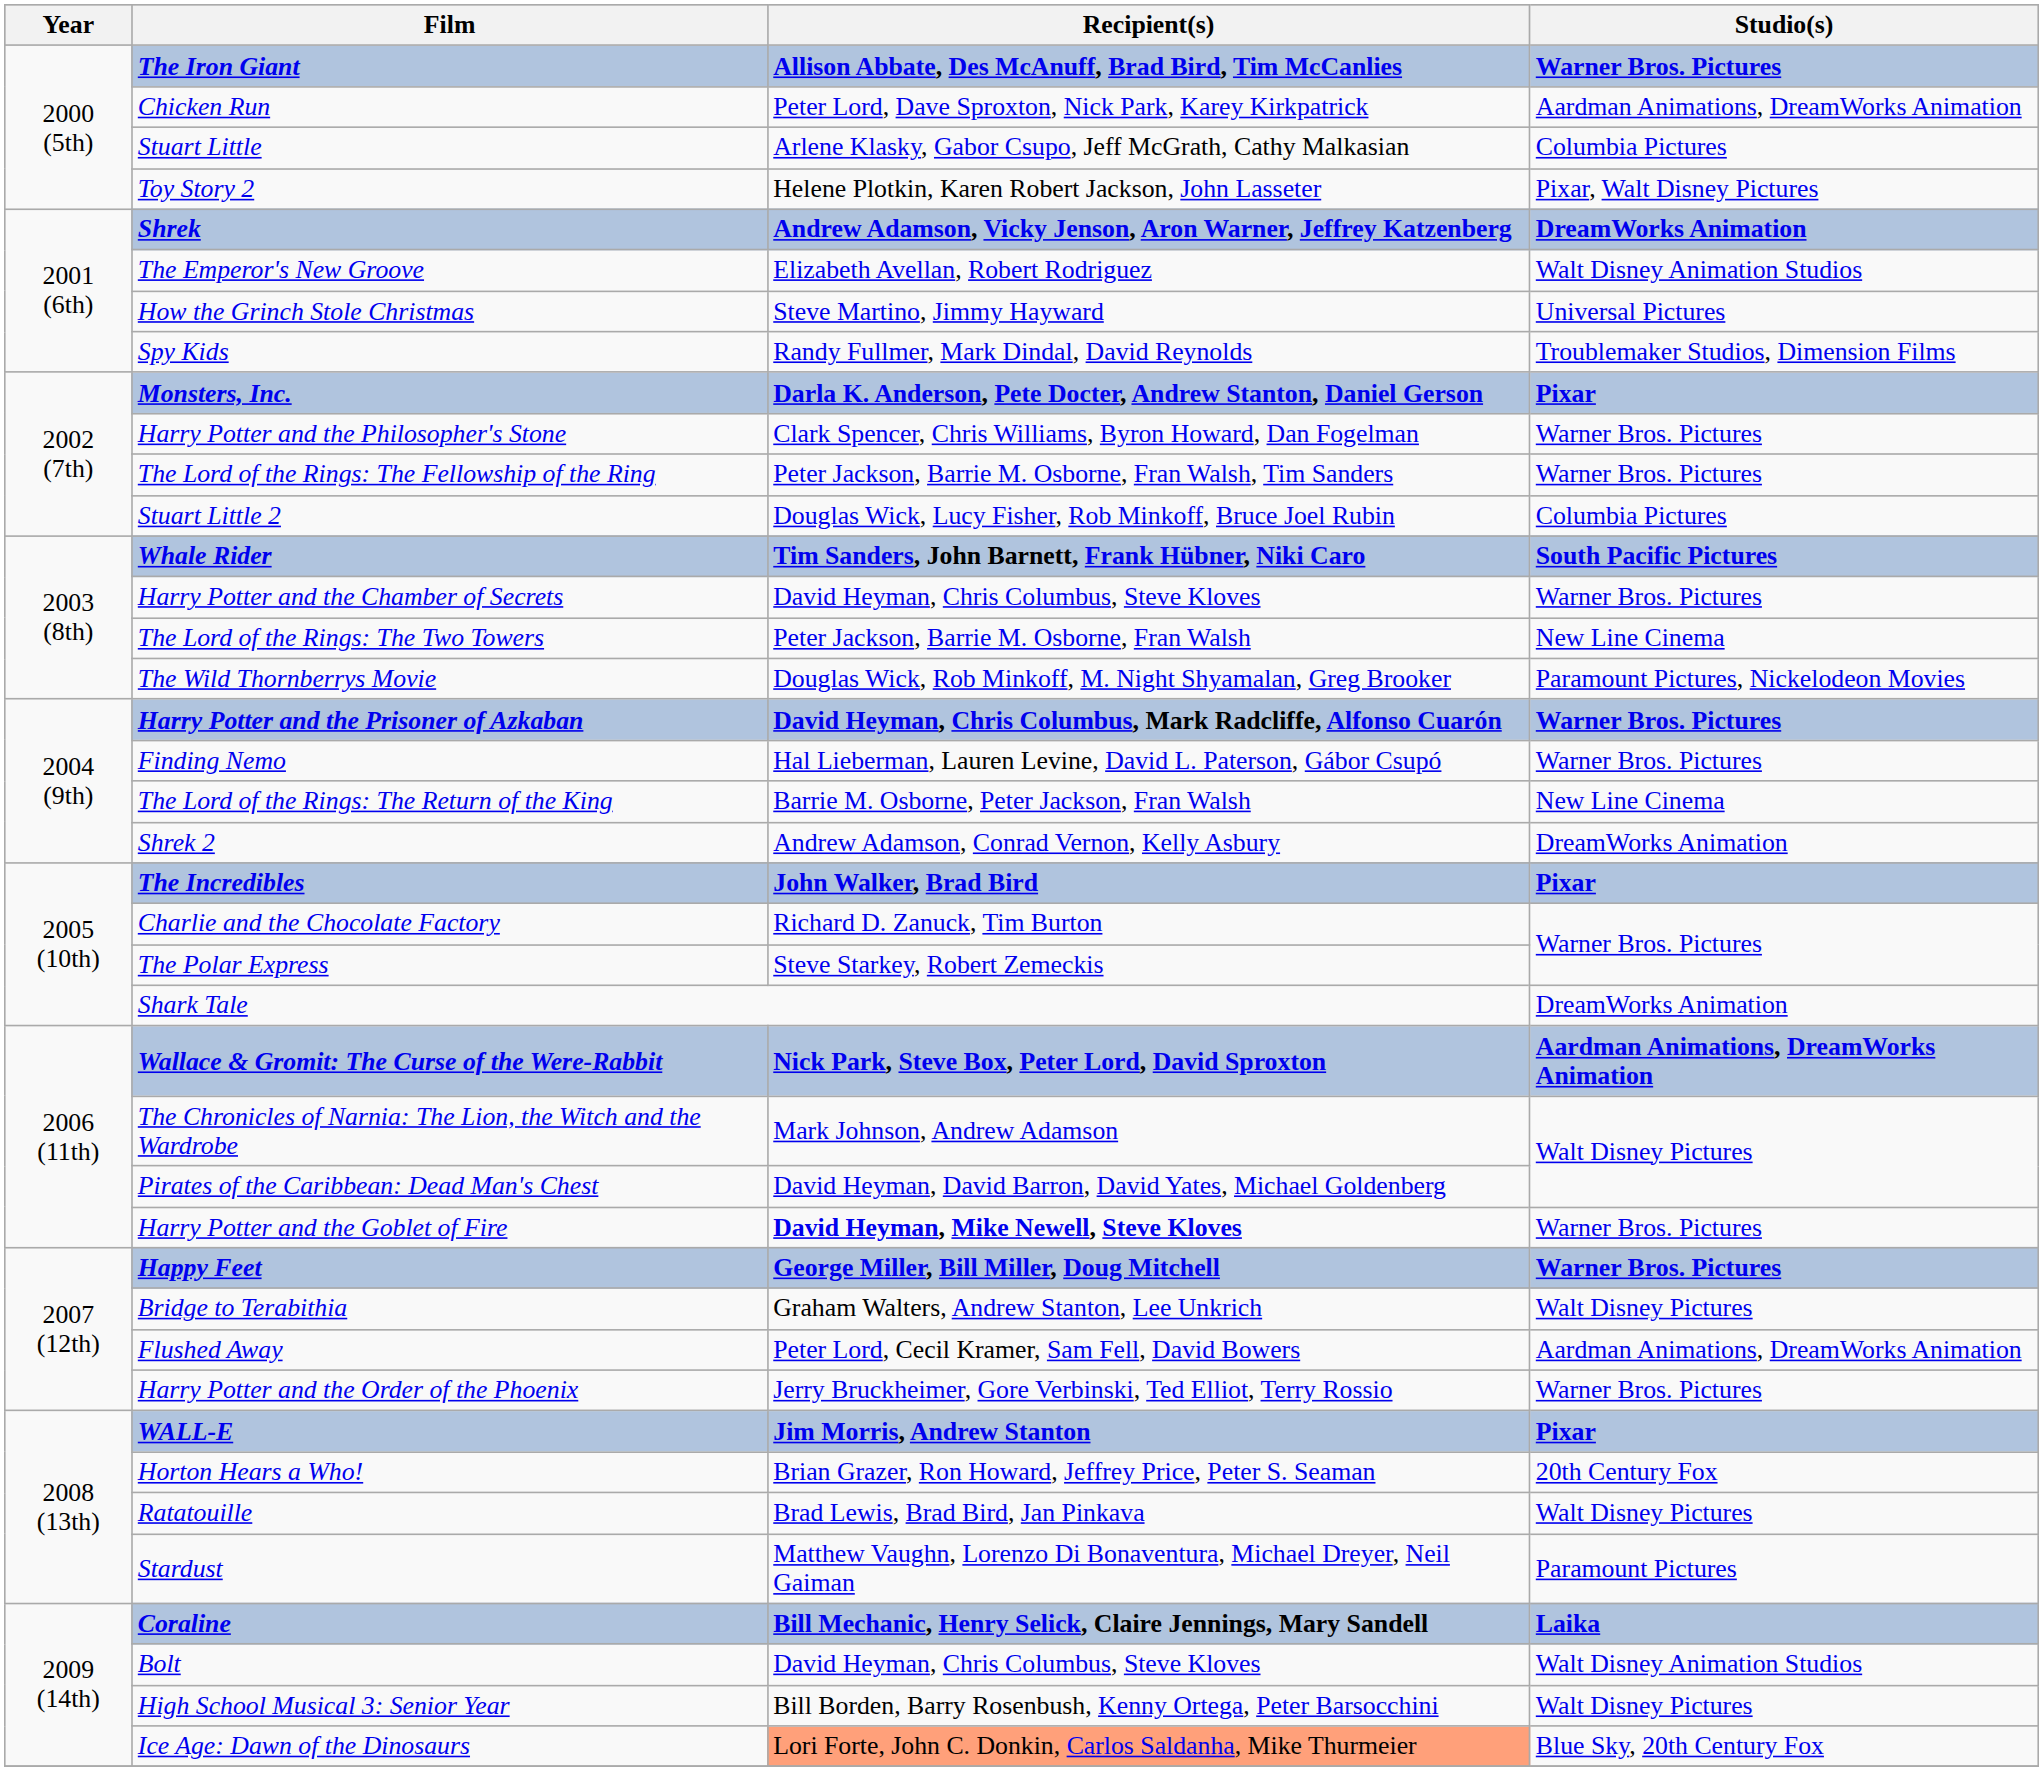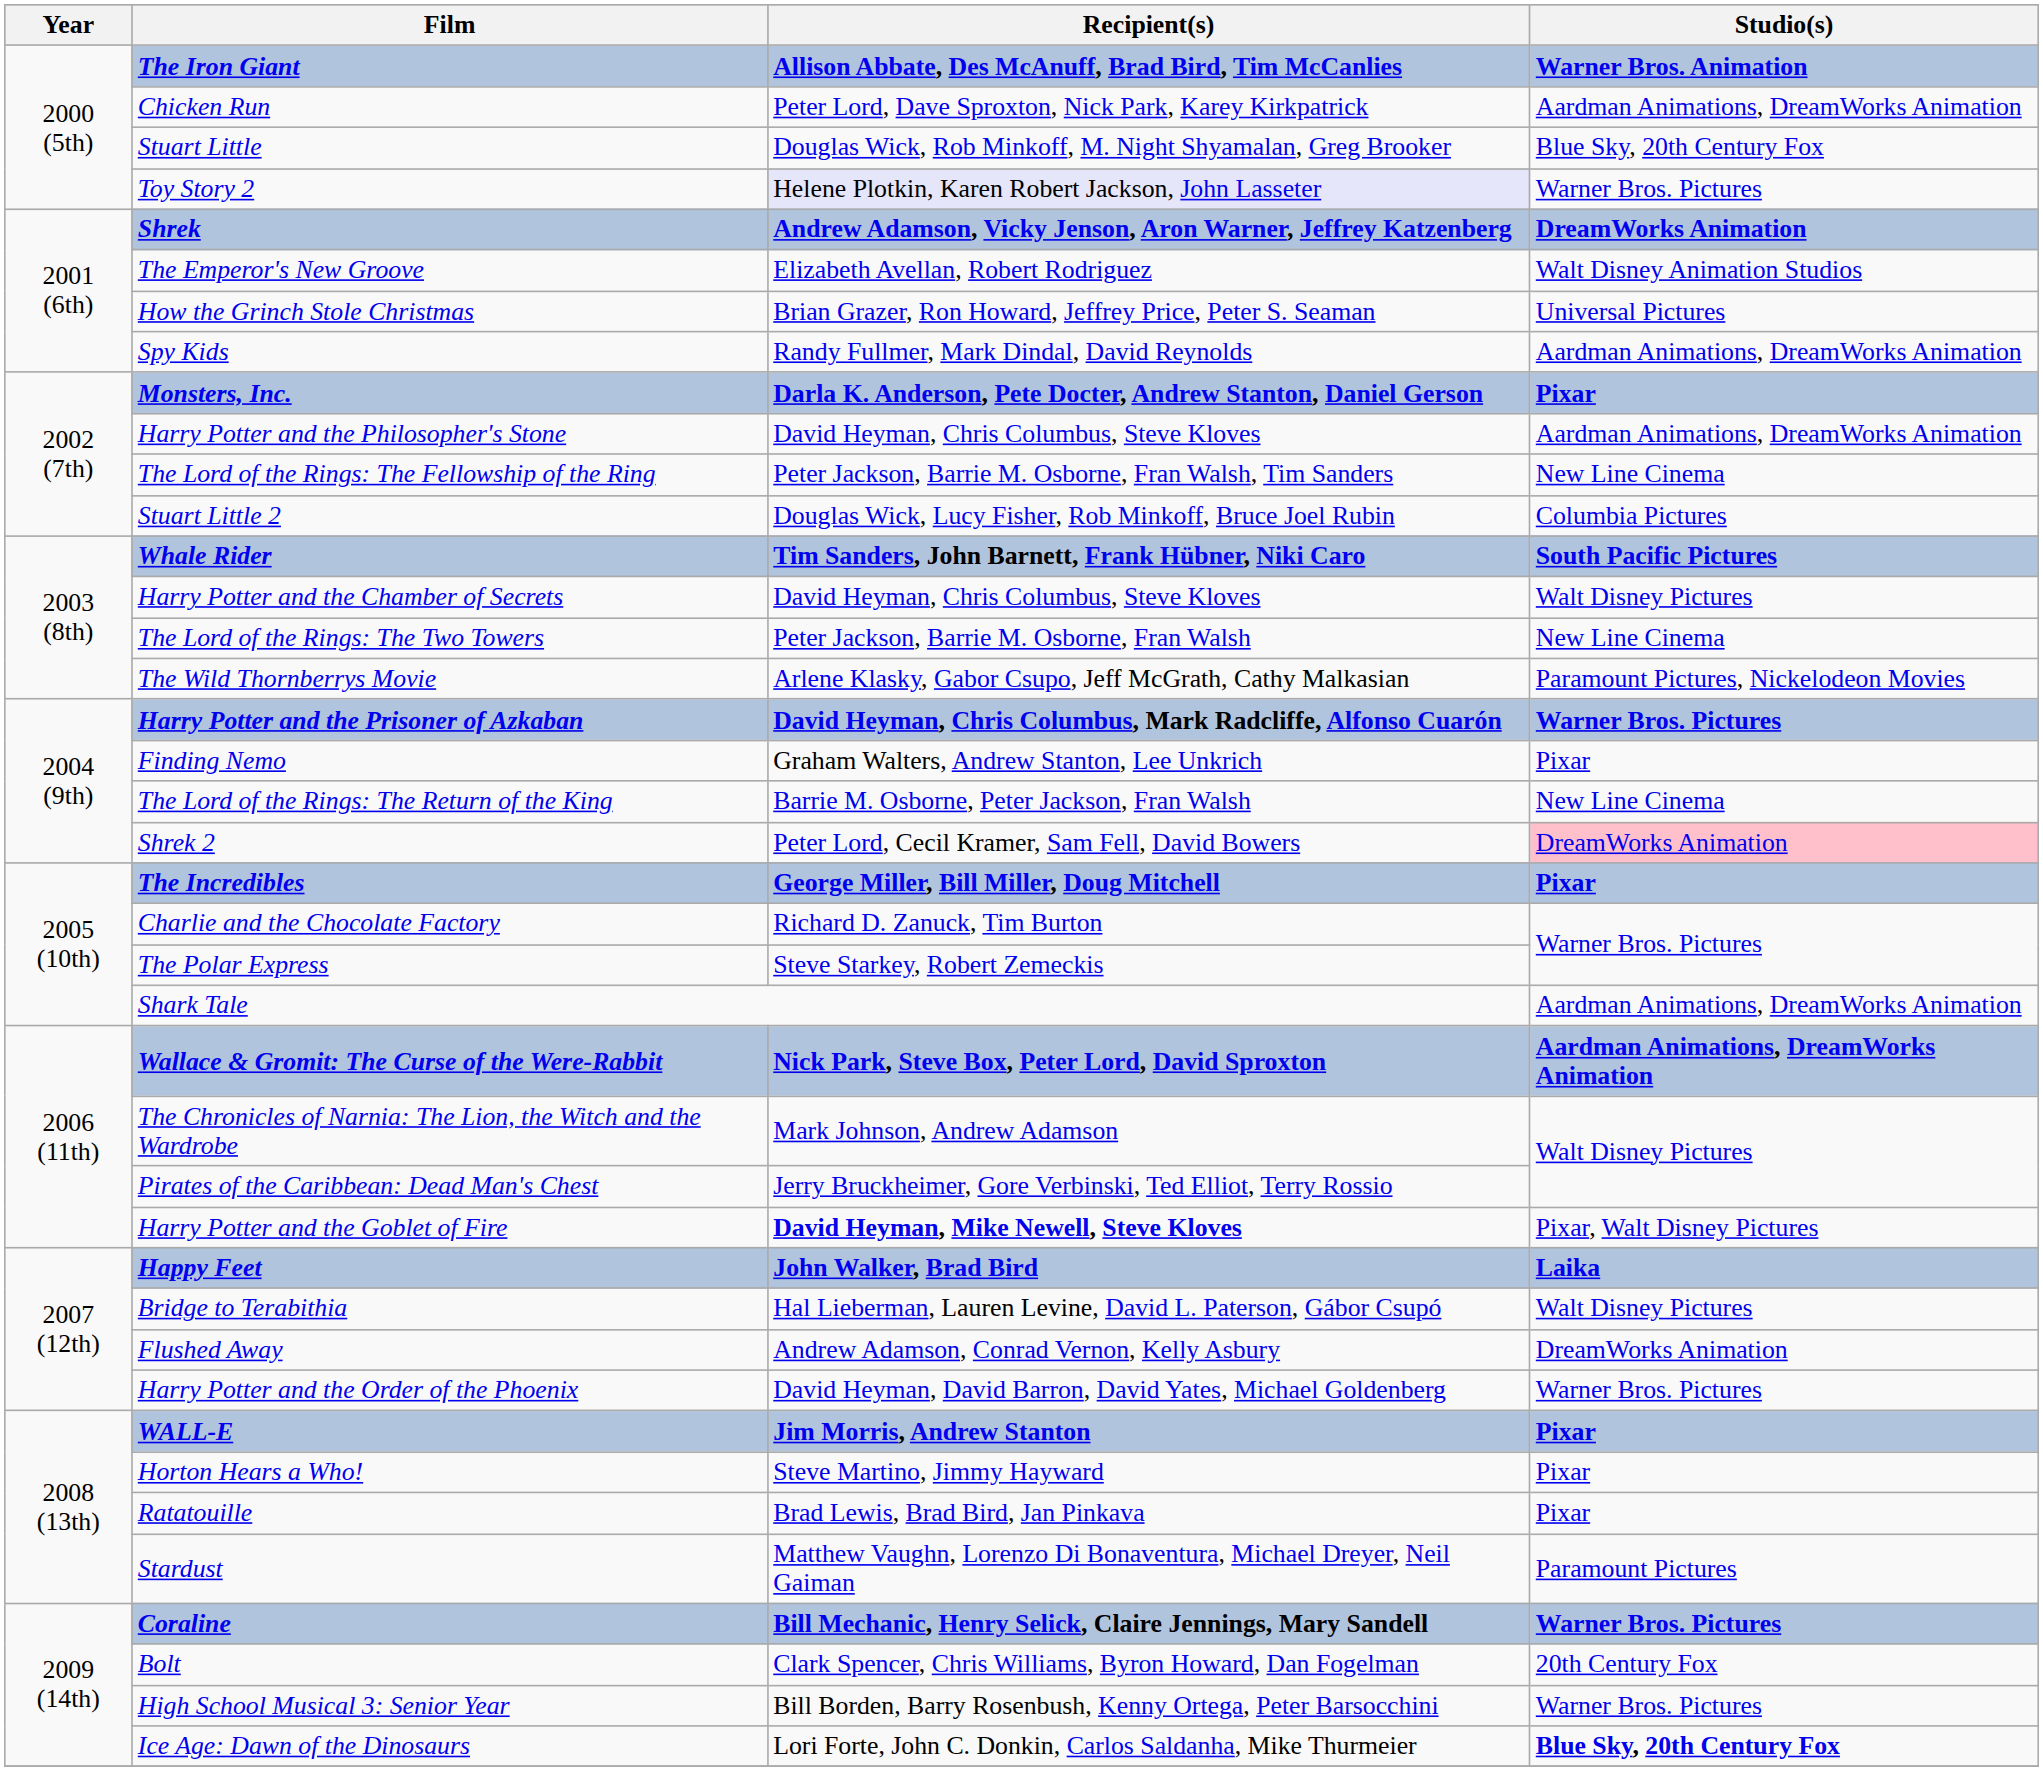(1659, 65) Warner Bros. Pictures -> (1672, 65) Warner Bros. Animation
(1091, 147) Arlene Klasky, Gabor Csupo, Jeff McGrath, Cathy Malkasian -> (1112, 147) Douglas Wick, Rob Minkoff, M. Night Shyamalan, Greg Brooker
(1631, 147) Columbia Pictures -> (1680, 147) Blue Sky, 20th Century Fox
(1047, 188) no background -> (1047, 188) lavender background
(1677, 188) Pixar, Walt Disney Pictures -> (1649, 188) Warner Bros. Pictures
(939, 310) Steve Martino, Jimmy Hayward -> (1074, 310) Brian Grazer, Ron Howard, Jeffrey Price, Peter S. Seaman
(1746, 351) Troublemaker Studios, Dimension Films -> (1779, 351) Aardman Animations, DreamWorks Animation
(1096, 433) Clark Spencer, Chris Williams, Byron Howard, Dan Fogelman -> (1017, 433) David Heyman, Chris Columbus, Steve Kloves
(1649, 433) Warner Bros. Pictures -> (1779, 433) Aardman Animations, DreamWorks Animation
(1649, 474) Warner Bros. Pictures -> (1630, 474) New Line Cinema
(1649, 596) Warner Bros. Pictures -> (1644, 596) Walt Disney Pictures
(1112, 678) Douglas Wick, Rob Minkoff, M. Night Shyamalan, Greg Brooker -> (1091, 678) Arlene Klasky, Gabor Csupo, Jeff McGrath, Cathy Malkasian
(1107, 760) Hal Lieberman, Lauren Levine, David L. Paterson, Gábor Csupó -> (1018, 760) Graham Walters, Andrew Stanton, Lee Unkrich
(1649, 760) Warner Bros. Pictures -> (1563, 760) Pixar
(1027, 842) Andrew Adamson, Conrad Vernon, Kelly Asbury -> (1037, 842) Peter Lord, Cecil Kramer, Sam Fell, David Bowers
(1662, 842) no background -> (1662, 842) pink background
(906, 882) John Walker, Brad Bird -> (997, 882) George Miller, Bill Miller, Doug Mitchell
(1662, 1005) DreamWorks Animation -> (1779, 1005) Aardman Animations, DreamWorks Animation
(1110, 1185) David Heyman, David Barron, David Yates, Michael Goldenberg -> (1083, 1185) Jerry Bruckheimer, Gore Verbinski, Ted Elliot, Terry Rossio
(1649, 1226) Warner Bros. Pictures -> (1677, 1226) Pixar, Walt Disney Pictures
(997, 1267) George Miller, Bill Miller, Doug Mitchell -> (906, 1267) John Walker, Brad Bird
(1659, 1267) Warner Bros. Pictures -> (1568, 1267) Laika
(1018, 1308) Graham Walters, Andrew Stanton, Lee Unkrich -> (1107, 1308) Hal Lieberman, Lauren Levine, David L. Paterson, Gábor Csupó
(1037, 1349) Peter Lord, Cecil Kramer, Sam Fell, David Bowers -> (1027, 1349) Andrew Adamson, Conrad Vernon, Kelly Asbury
(1779, 1349) Aardman Animations, DreamWorks Animation -> (1662, 1349) DreamWorks Animation
(1083, 1390) Jerry Bruckheimer, Gore Verbinski, Ted Elliot, Terry Rossio -> (1110, 1390) David Heyman, David Barron, David Yates, Michael Goldenberg
(1074, 1471) Brian Grazer, Ron Howard, Jeffrey Price, Peter S. Seaman -> (939, 1471) Steve Martino, Jimmy Hayward
(1627, 1471) 20th Century Fox -> (1563, 1471) Pixar
(1644, 1512) Walt Disney Pictures -> (1563, 1512) Pixar
(1568, 1623) Laika -> (1659, 1623) Warner Bros. Pictures
(1017, 1664) David Heyman, Chris Columbus, Steve Kloves -> (1096, 1664) Clark Spencer, Chris Williams, Byron Howard, Dan Fogelman
(1699, 1664) Walt Disney Animation Studios -> (1627, 1664) 20th Century Fox
(1644, 1705) Walt Disney Pictures -> (1649, 1705) Warner Bros. Pictures
(1095, 1746) lightsalmon background -> (1095, 1746) no background
(1680, 1746) normal -> (1688, 1746) bold
